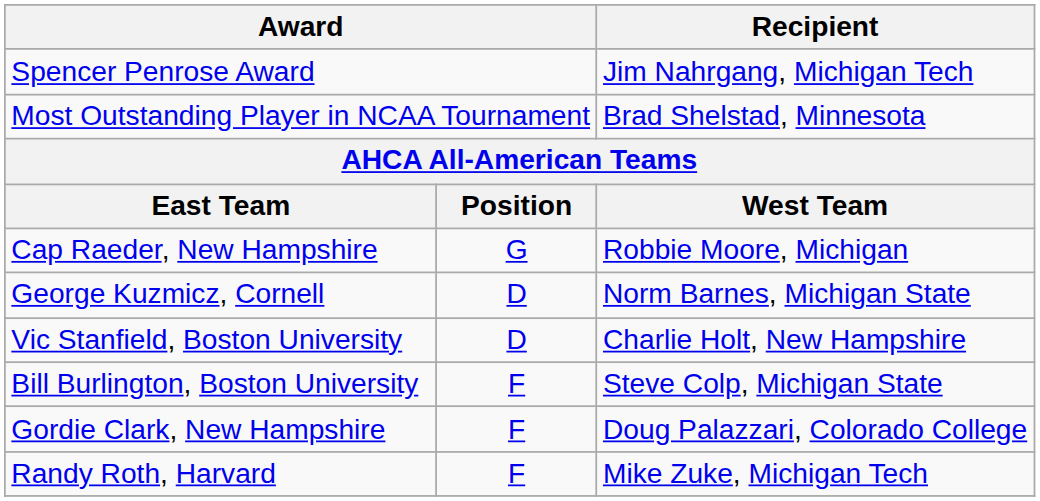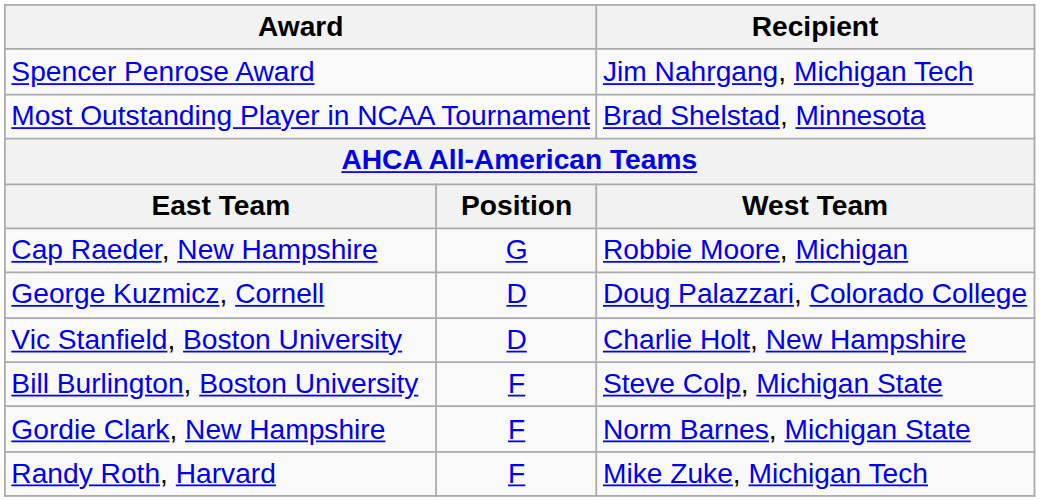(787, 294) Norm Barnes, Michigan State -> (815, 294) Doug Palazzari, Colorado College
(815, 428) Doug Palazzari, Colorado College -> (787, 428) Norm Barnes, Michigan State
